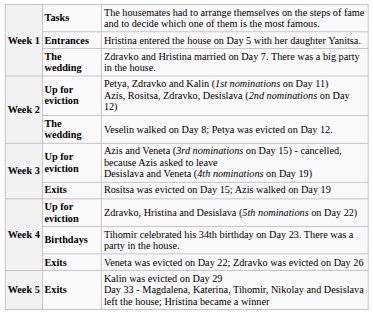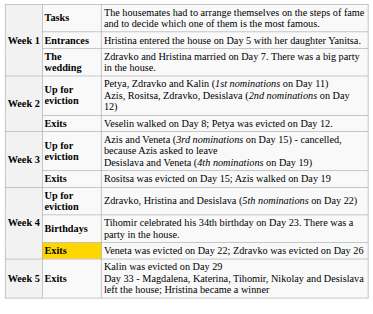(63, 129) The wedding -> (56, 123) Exits
(56, 262) no background -> (56, 250) gold background
